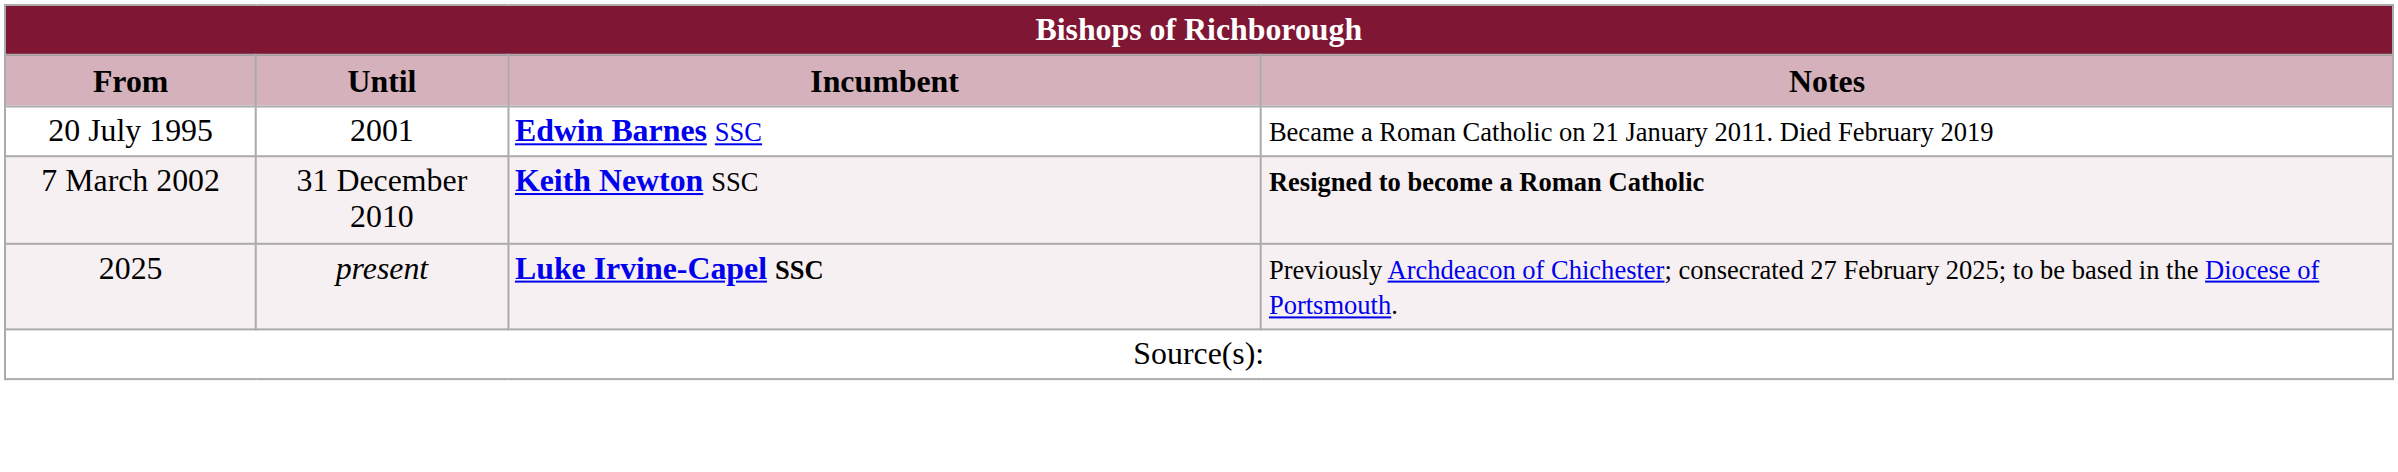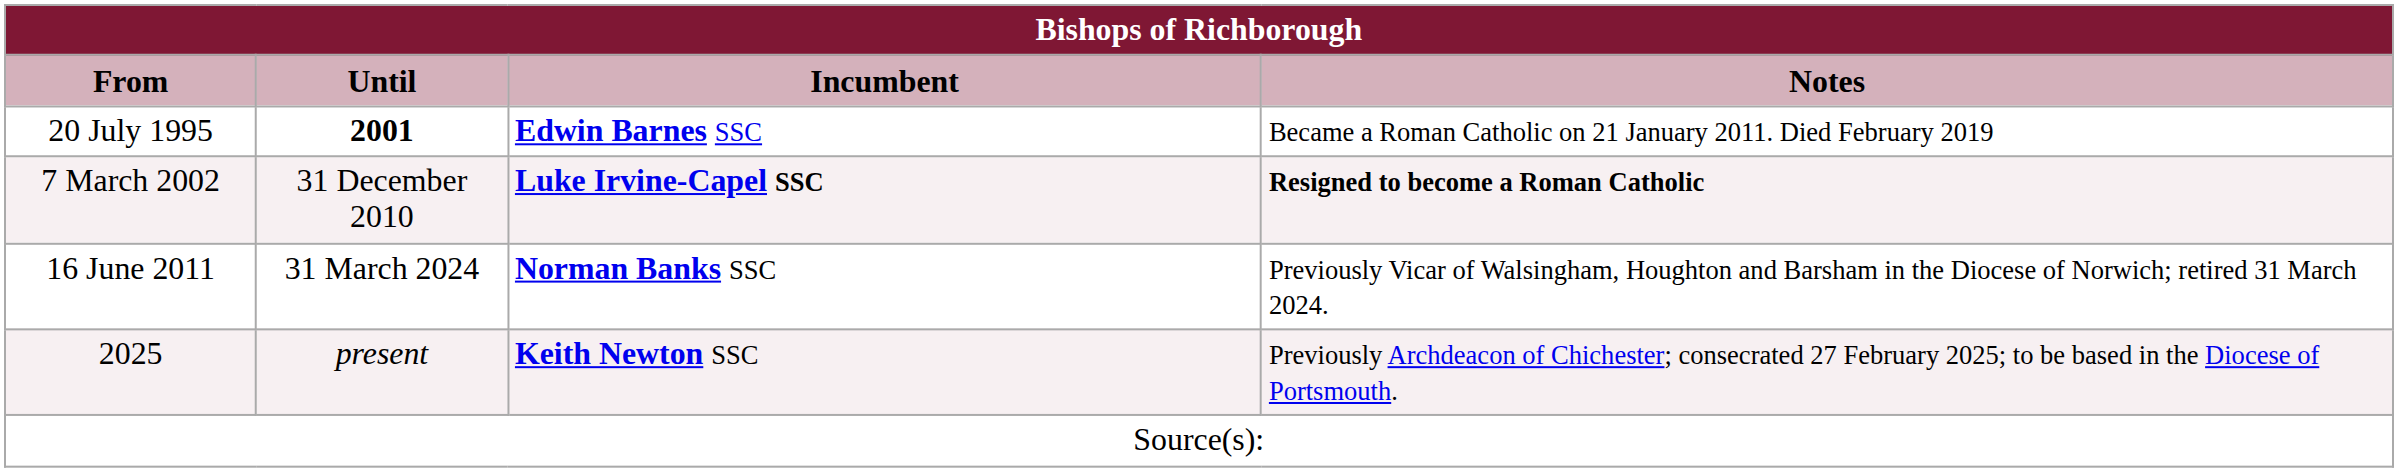(382, 130) normal -> (382, 130) bold
(637, 181) Keith Newton SSC -> (669, 181) Luke Irvine-Capel SSC
+ row: (131, 267)
(669, 267) Luke Irvine-Capel SSC -> (637, 353) Keith Newton SSC
